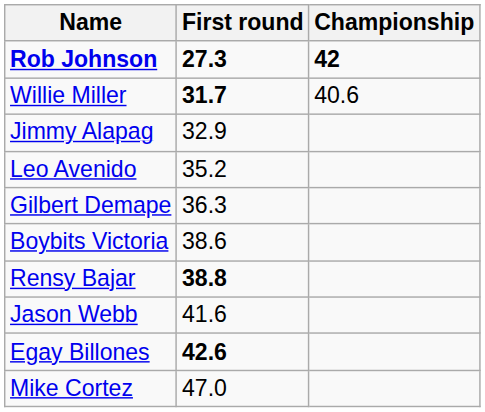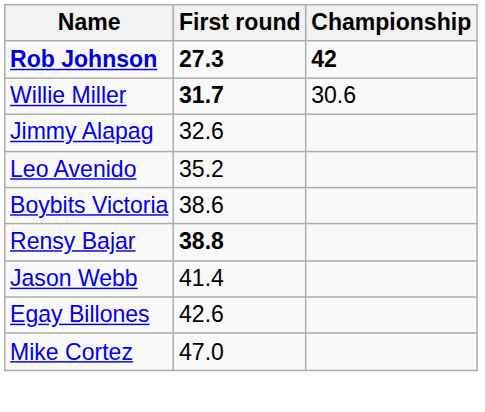(337, 95) 40.6 -> (334, 95) 30.6
(204, 132) 32.9 -> (201, 132) 32.6
- row: (91, 205)
(204, 315) 41.6 -> (201, 278) 41.4
(204, 351) bold -> (201, 315) normal
